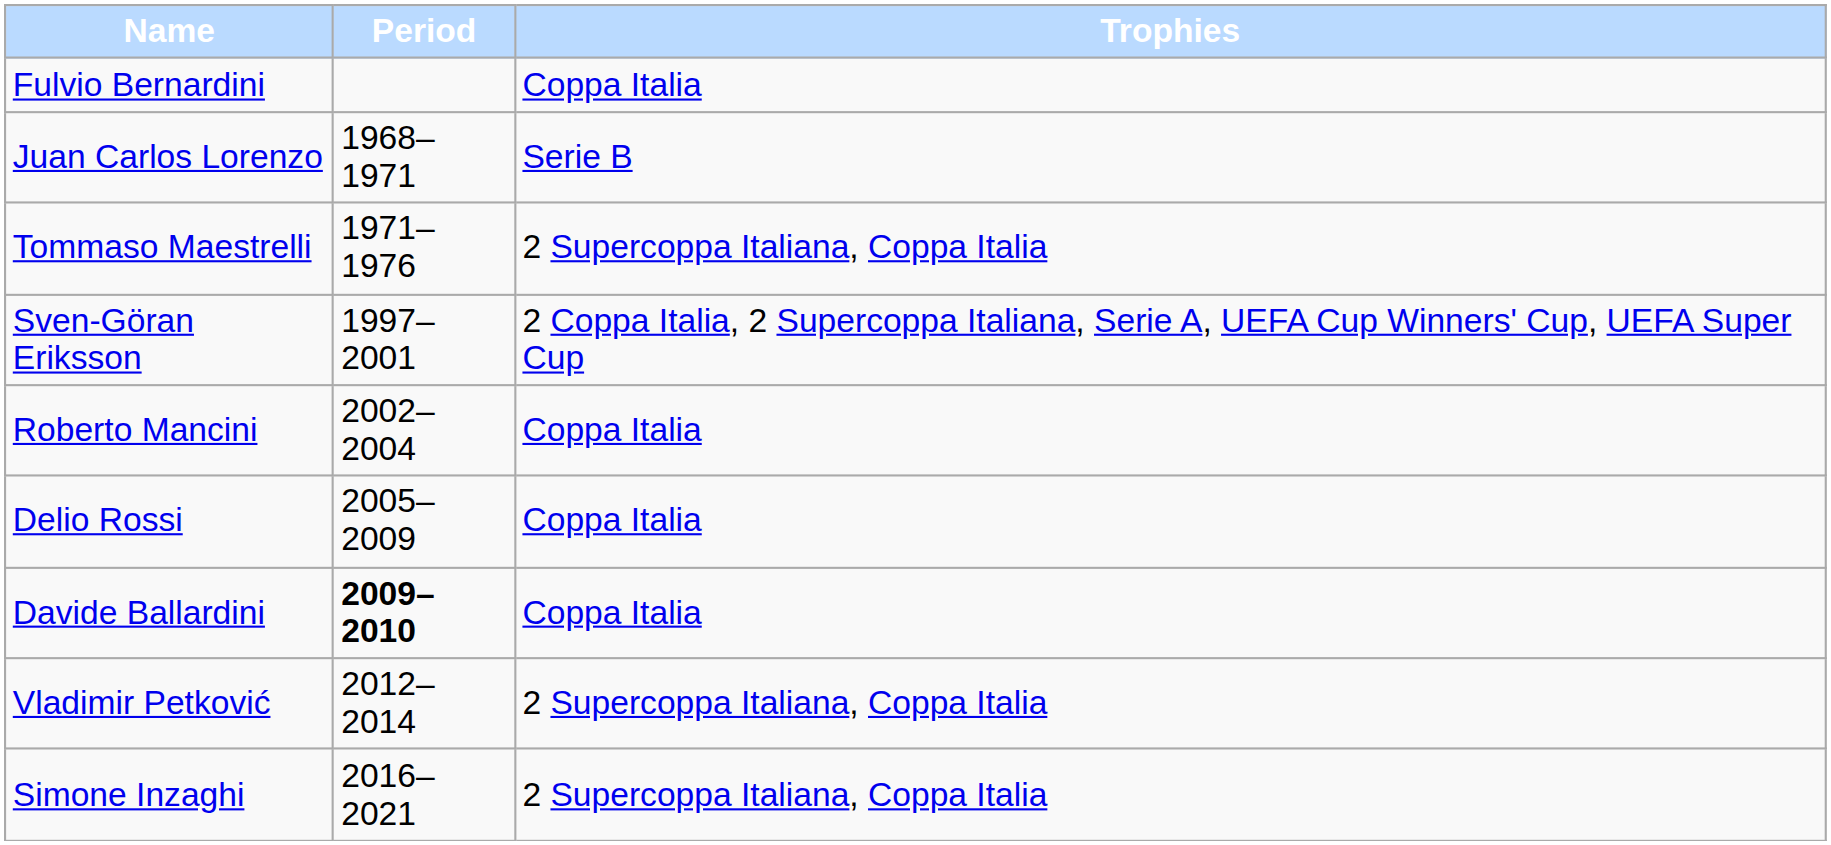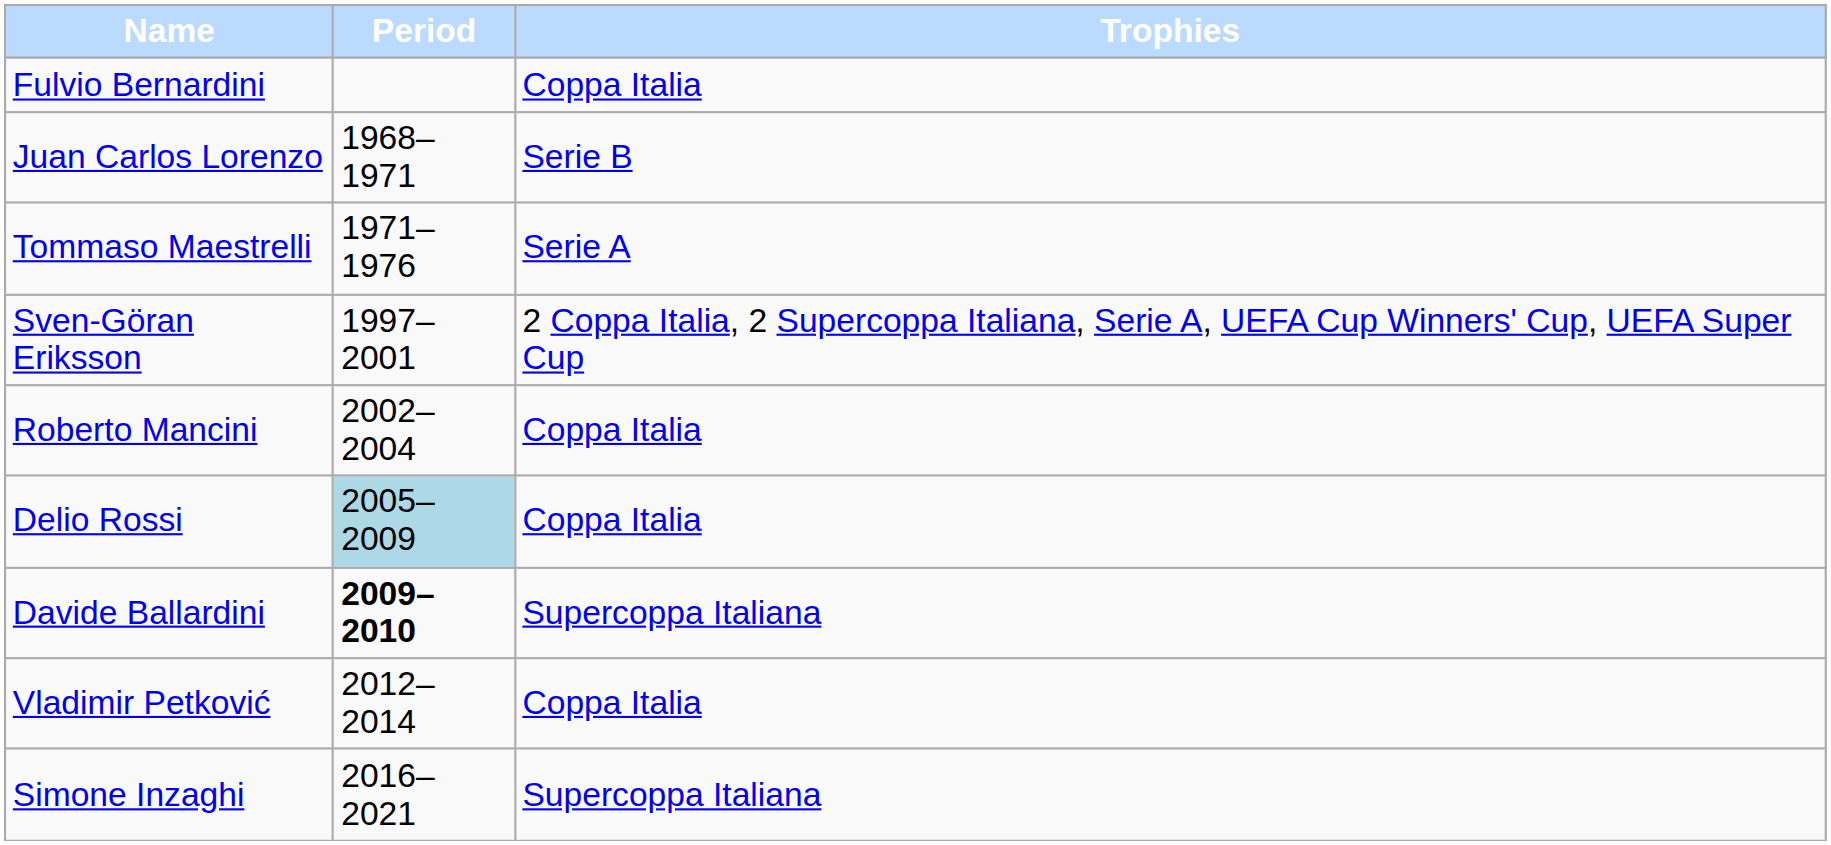(785, 247) 2 Supercoppa Italiana, Coppa Italia -> (577, 247) Serie A
(388, 520) no background -> (388, 520) lightblue background
(612, 612) Coppa Italia -> (672, 612) Supercoppa Italiana
(785, 703) 2 Supercoppa Italiana, Coppa Italia -> (612, 703) Coppa Italia
(785, 794) 2 Supercoppa Italiana, Coppa Italia -> (672, 794) Supercoppa Italiana
